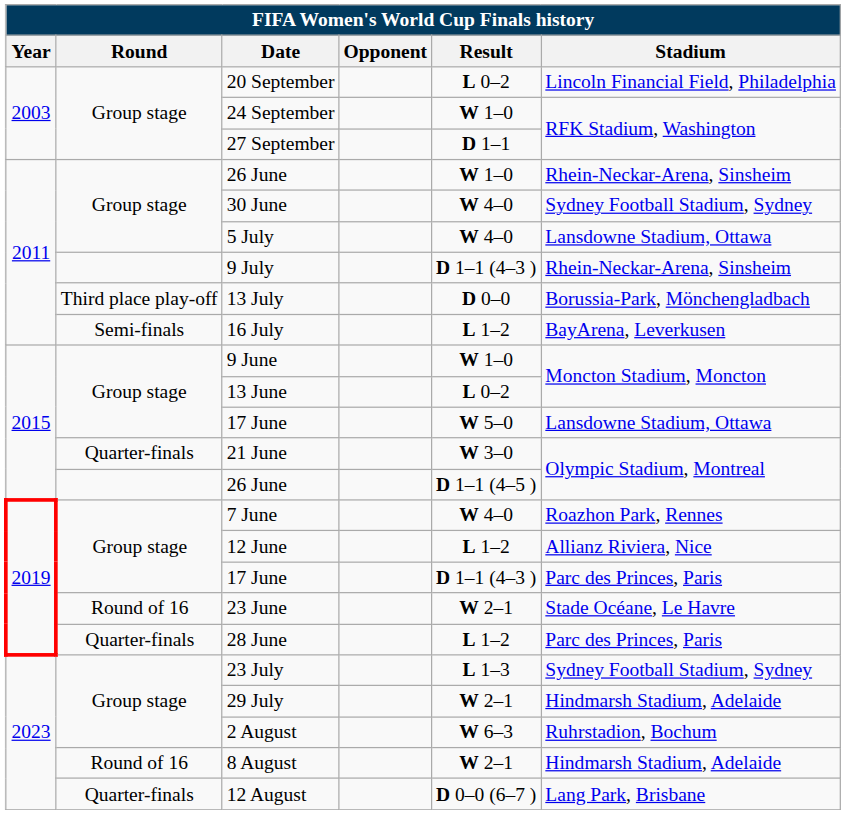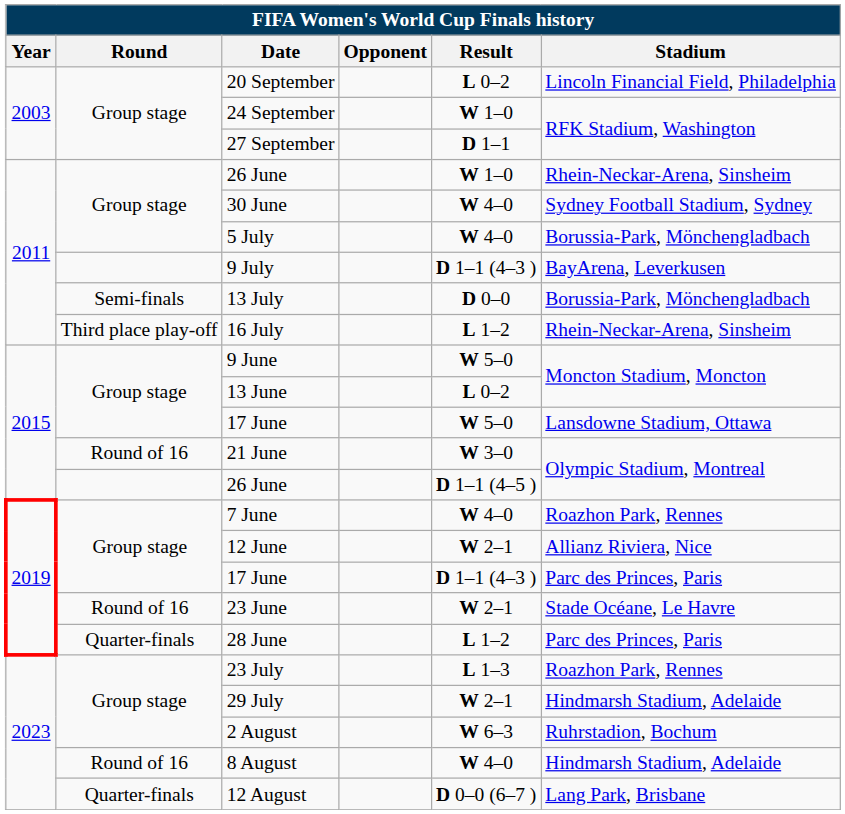(658, 236) Lansdowne Stadium, Ottawa -> (678, 236) Borussia-Park, Mönchengladbach
(668, 267) Rhein-Neckar-Arena, Sinsheim -> (635, 267) BayArena, Leverkusen
(139, 298) Third place play-off -> (139, 298) Semi-finals
(139, 329) Semi-finals -> (139, 329) Third place play-off
(635, 329) BayArena, Leverkusen -> (668, 329) Rhein-Neckar-Arena, Sinsheim
(486, 360) W 1–0 -> (486, 360) W 5–0
(139, 453) Quarter-finals -> (139, 453) Round of 16
(486, 546) L 1–2 -> (486, 546) W 2–1
(679, 670) Sydney Football Stadium, Sydney -> (634, 670) Roazhon Park, Rennes
(486, 762) W 2–1 -> (486, 762) W 4–0
